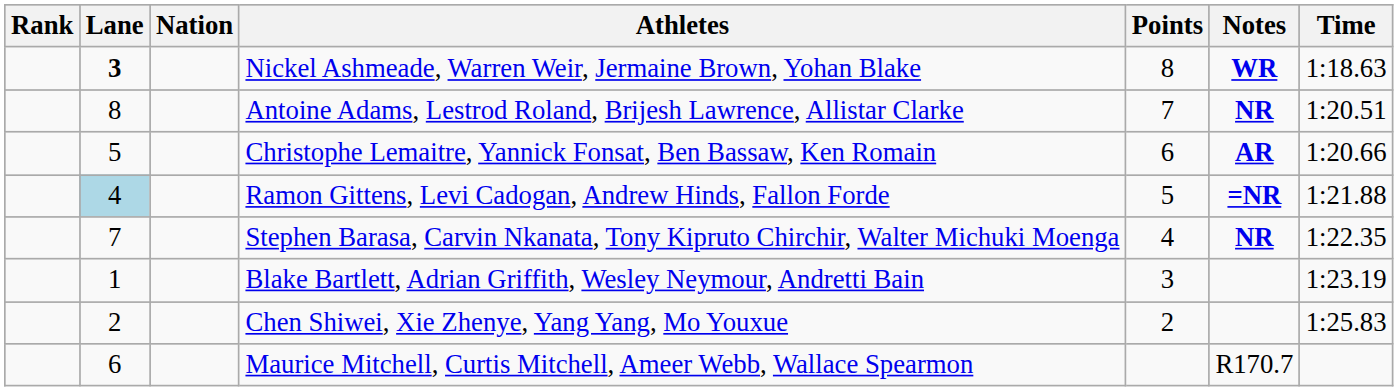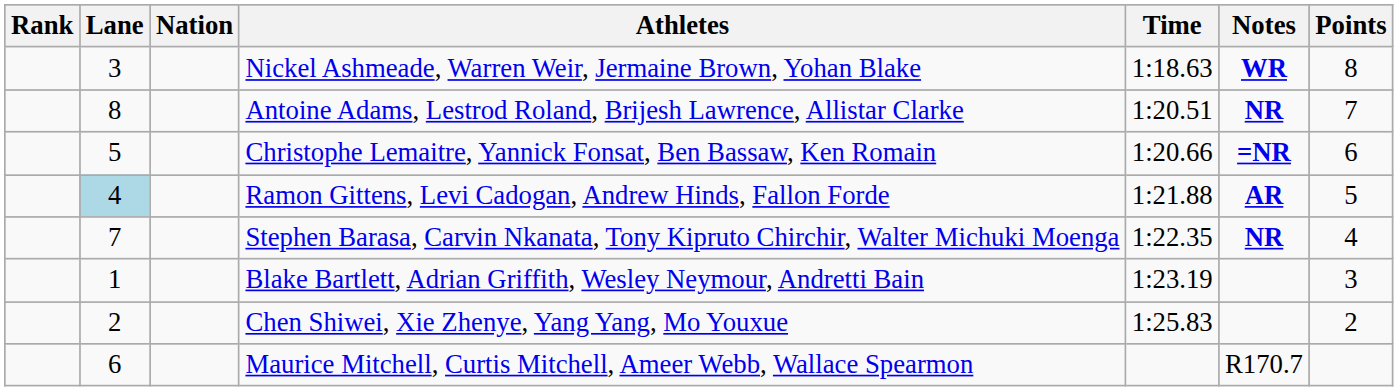columns swapped: (1346, 25) <-> (1167, 25)
(115, 68) bold -> (115, 68) normal
(1254, 152) AR -> (1264, 152) =NR
(1254, 195) =NR -> (1264, 195) AR
